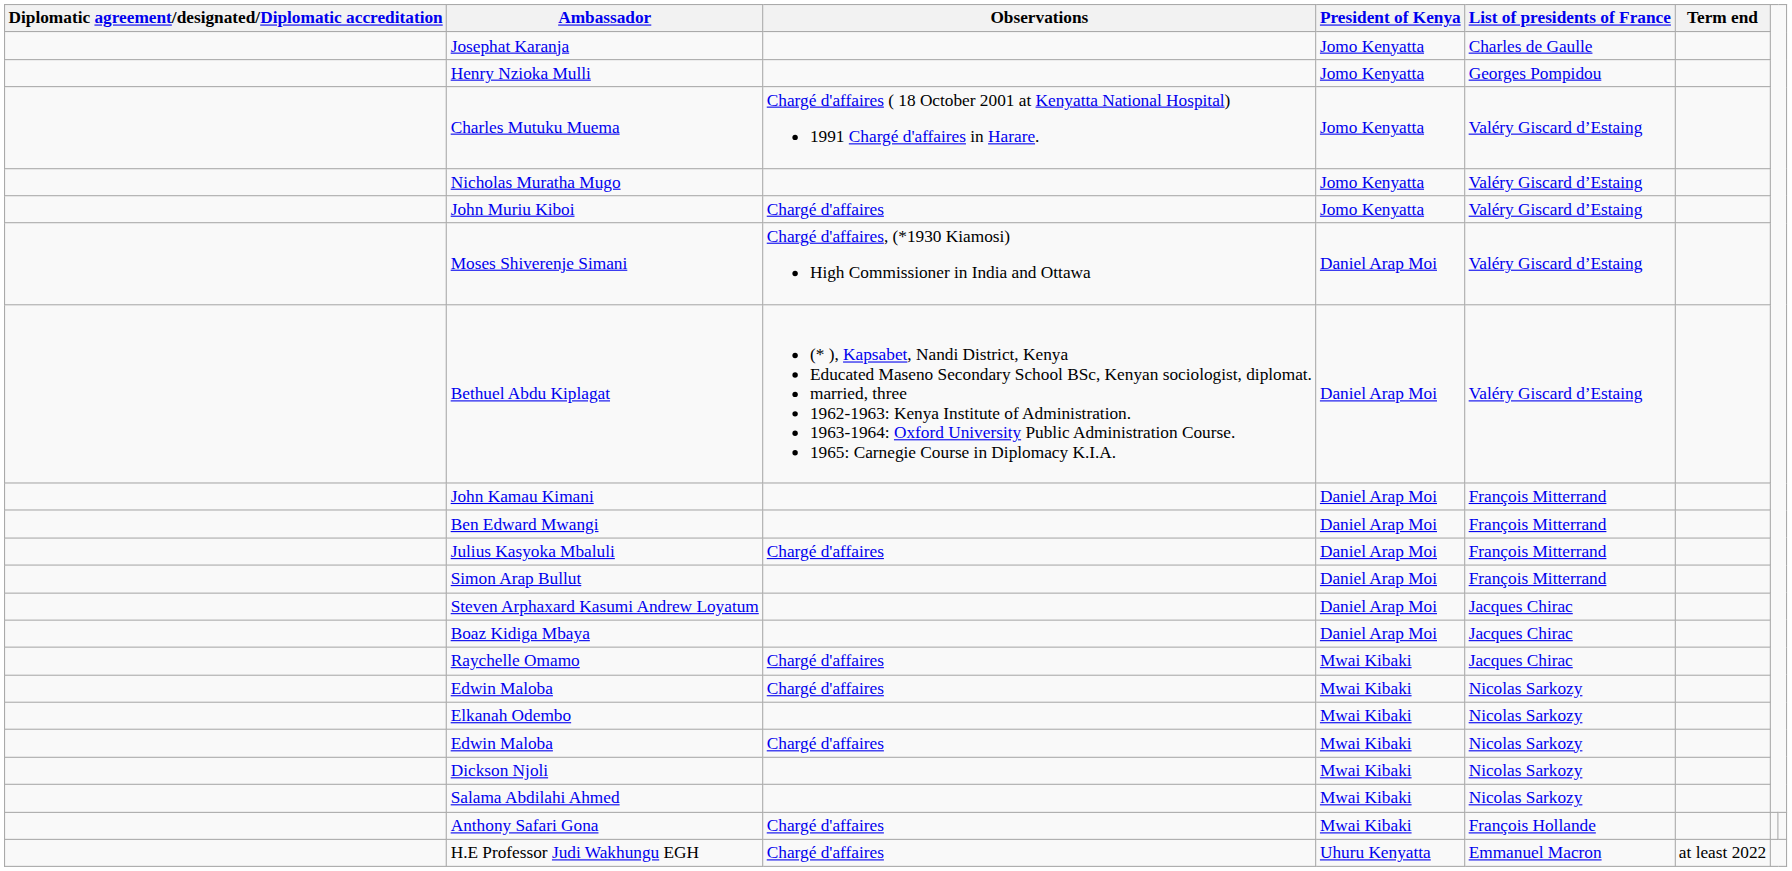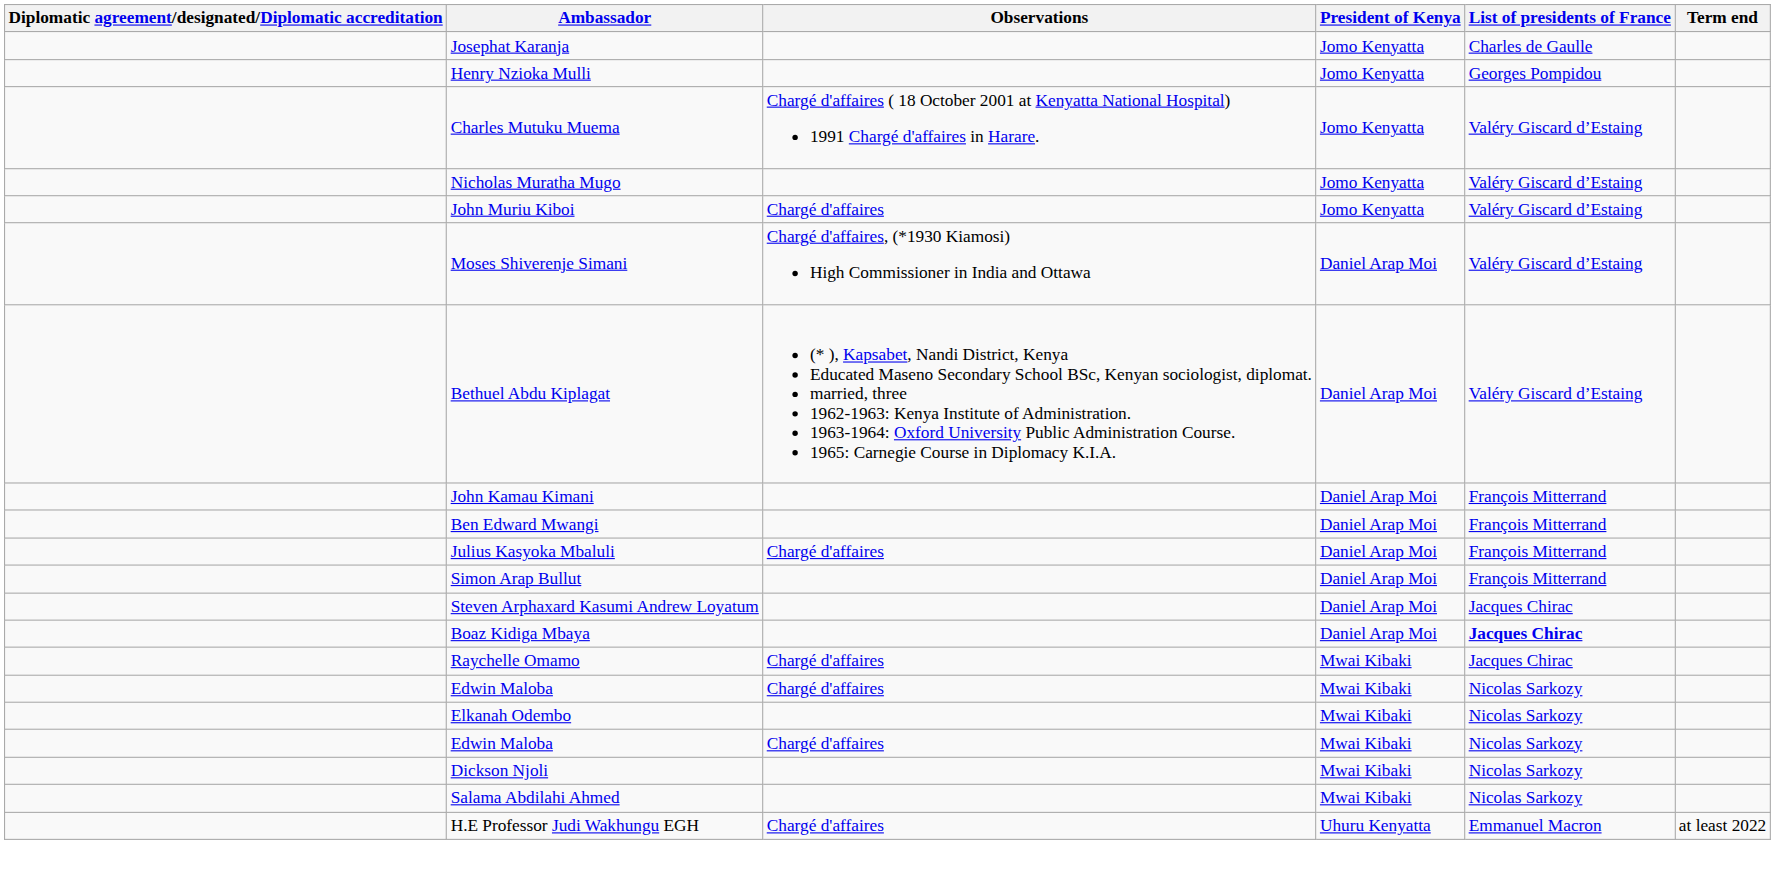(1521, 633) normal -> (1526, 633) bold
- row: (525, 825)
